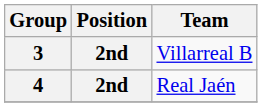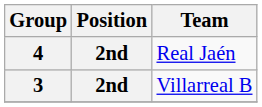rows swapped: (38, 53) <-> (38, 85)
